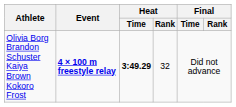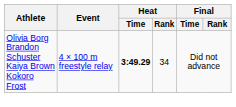(87, 67) bold -> (86, 62) normal
(165, 67) 32 -> (164, 62) 34
